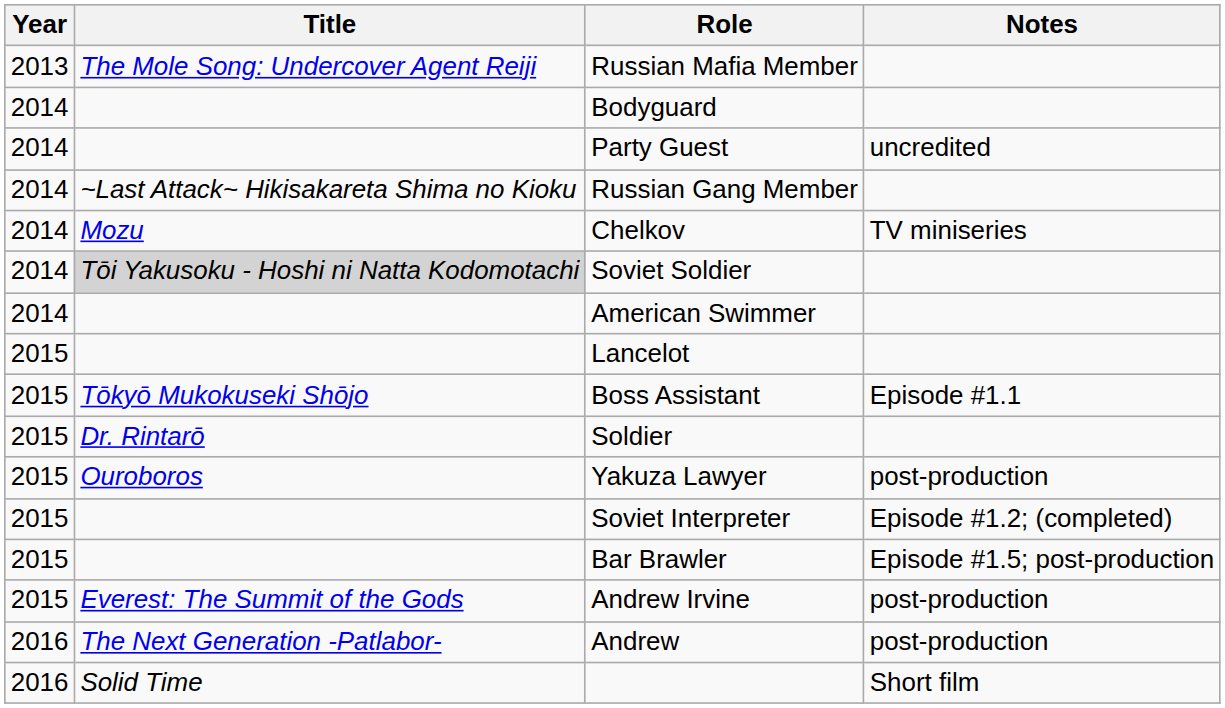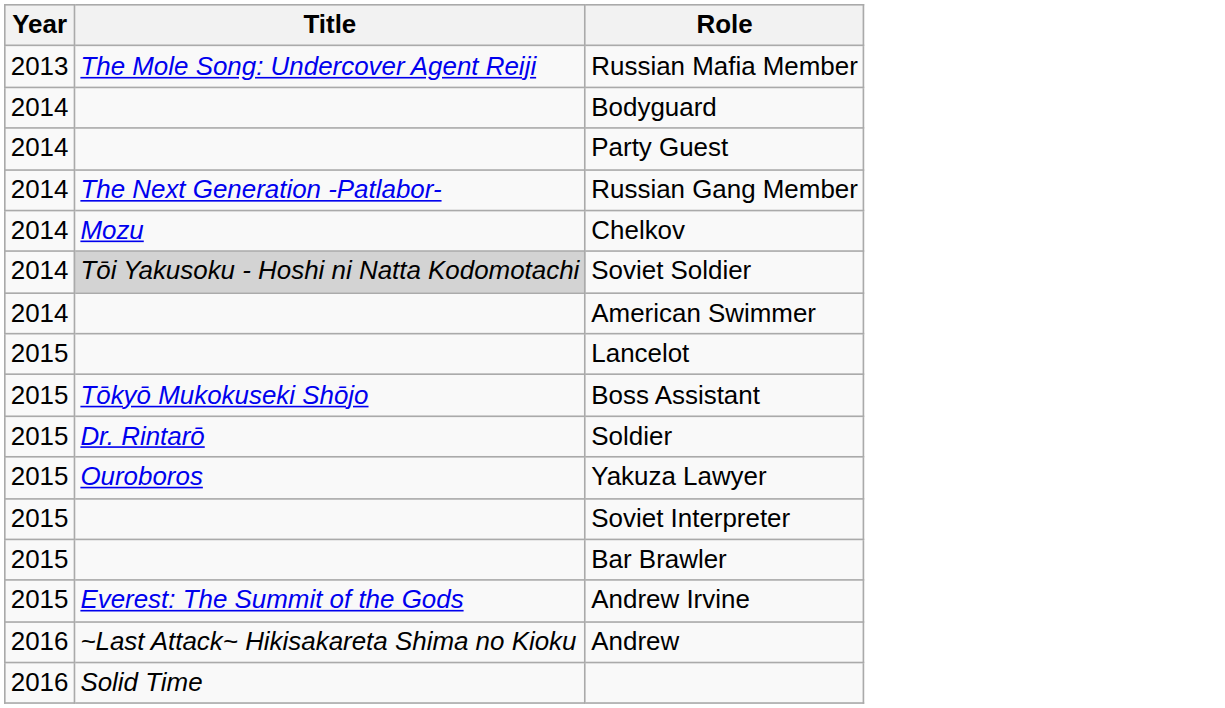- column: (1042, 25)
(328, 189) ~Last Attack~ Hikisakareta Shima no Kioku -> (261, 189) The Next Generation -Patlabor-
(261, 641) The Next Generation -Patlabor- -> (328, 641) ~Last Attack~ Hikisakareta Shima no Kioku
